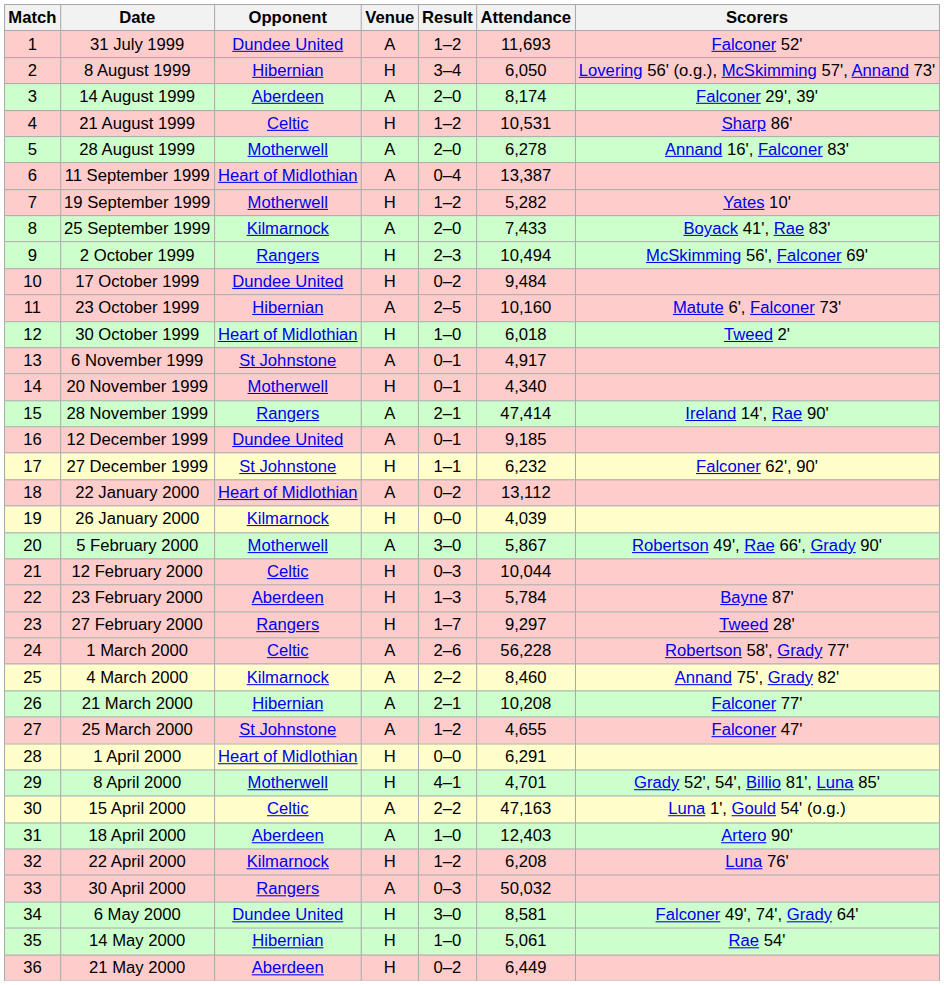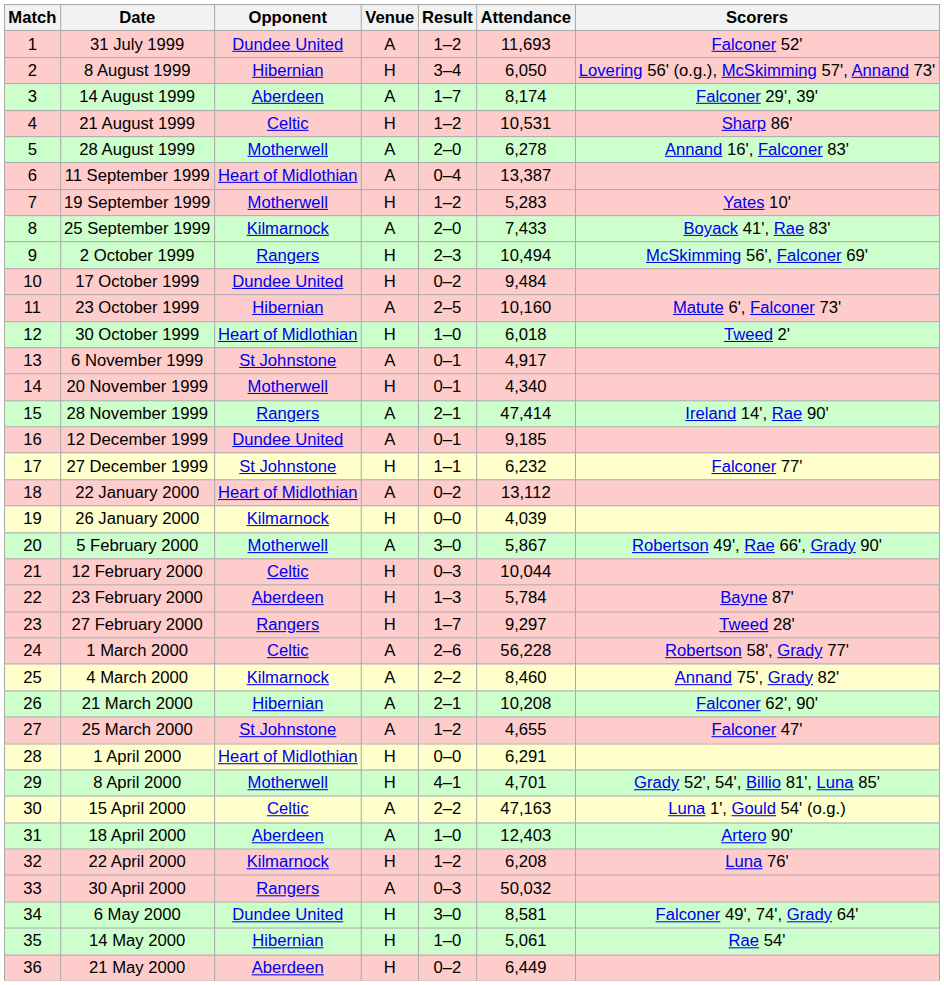(447, 96) 2–0 -> (447, 96) 1–7
(526, 202) 5,282 -> (526, 202) 5,283
(757, 466) Falconer 62', 90' -> (757, 466) Falconer 77'
(757, 703) Falconer 77' -> (757, 703) Falconer 62', 90'
